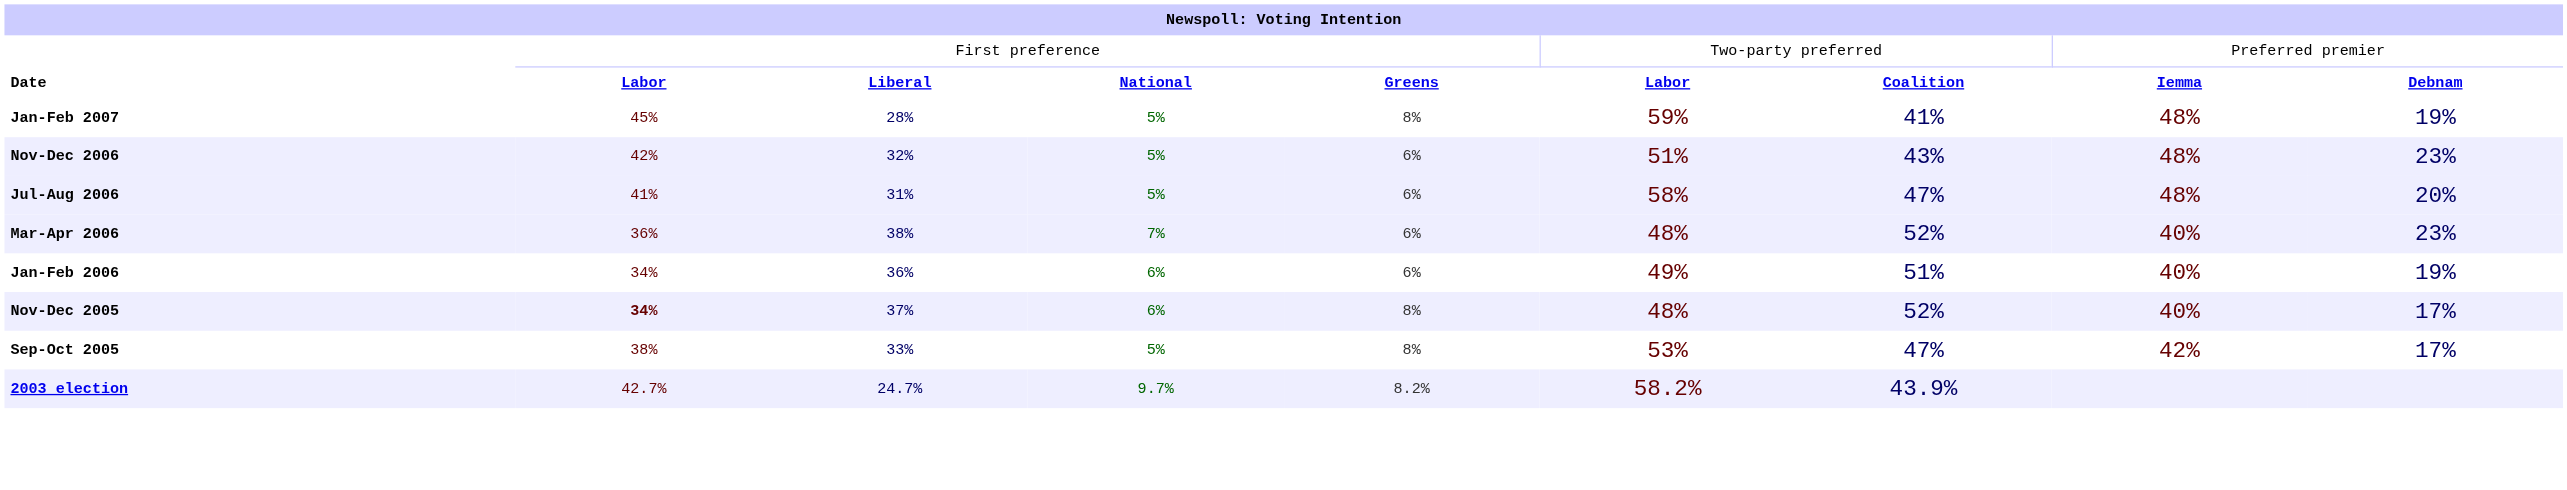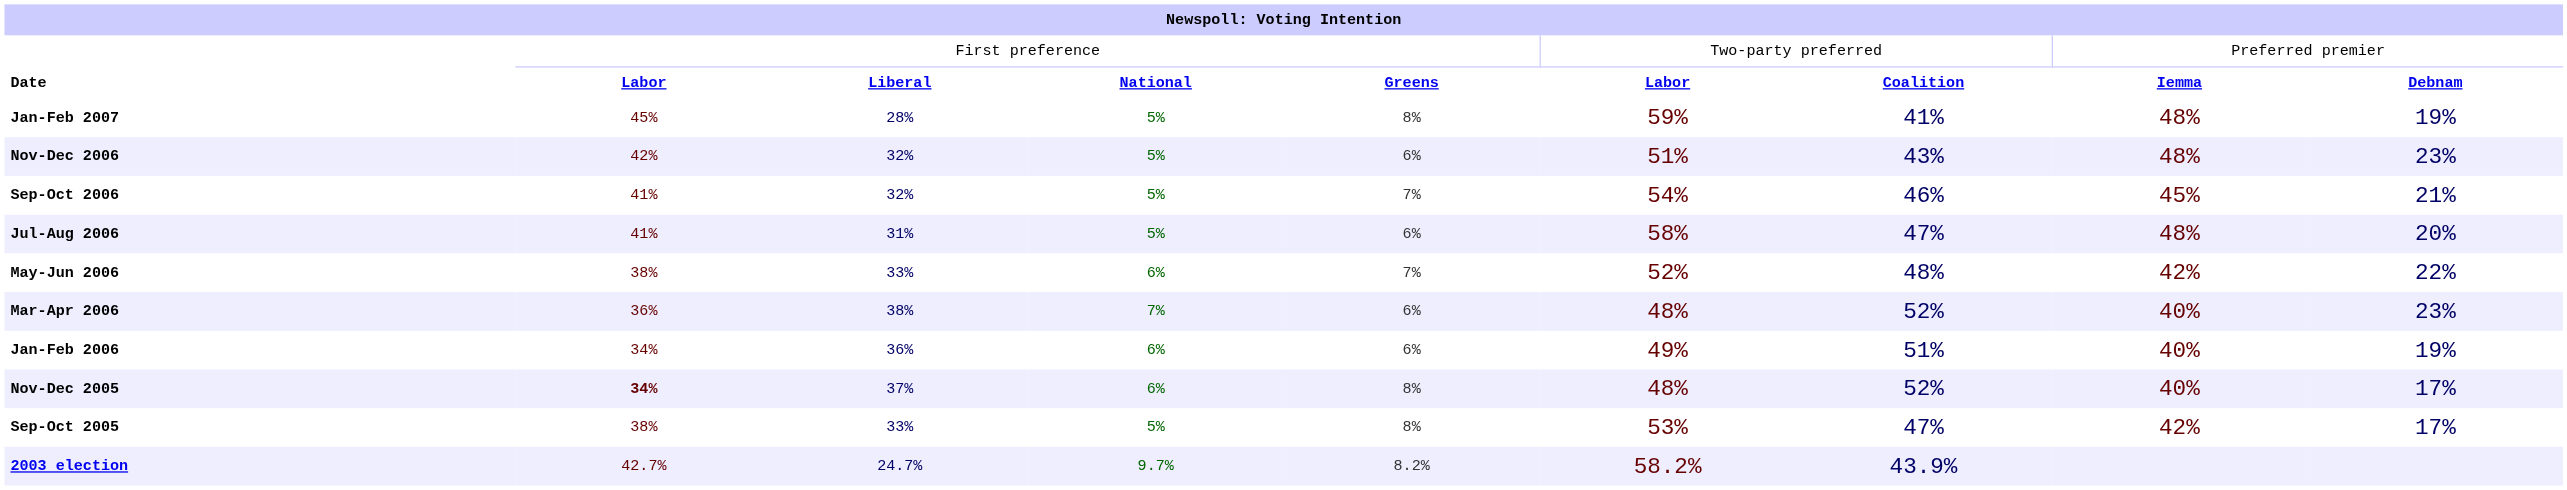+ row: (65, 195)
+ row: (65, 272)
